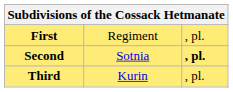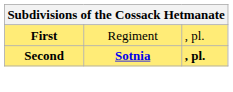(133, 55) normal -> (133, 55) bold
- row: (44, 76)
